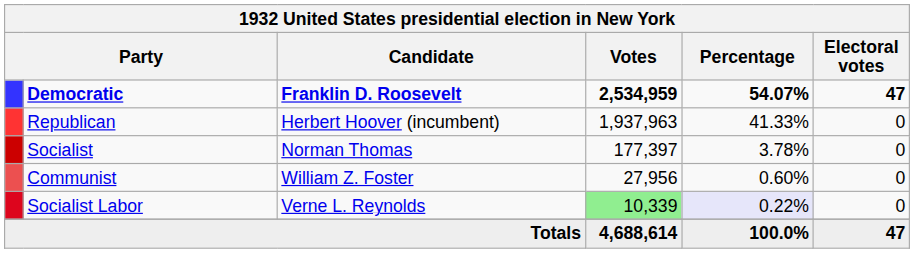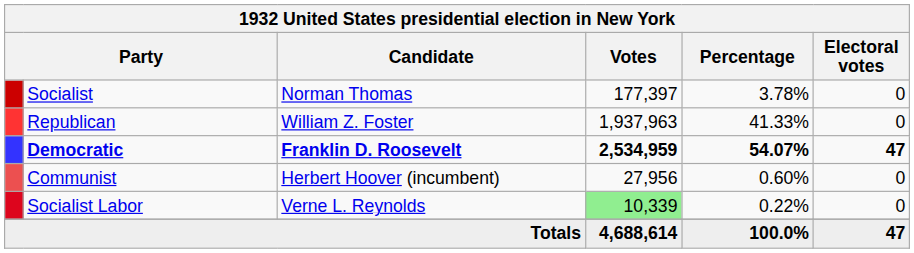rows swapped: (75, 94) <-> (60, 150)
(391, 122) Herbert Hoover (incumbent) -> (347, 122) William Z. Foster
(347, 178) William Z. Foster -> (391, 178) Herbert Hoover (incumbent)
(784, 206) lavender background -> (784, 206) no background
